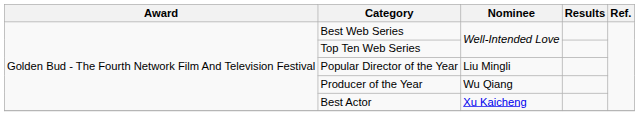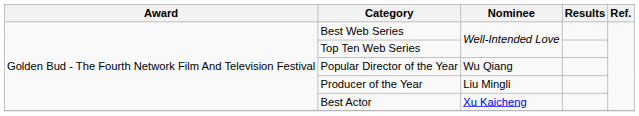(487, 66) Liu Mingli -> (488, 66) Wu Qiang
(488, 84) Wu Qiang -> (487, 84) Liu Mingli
